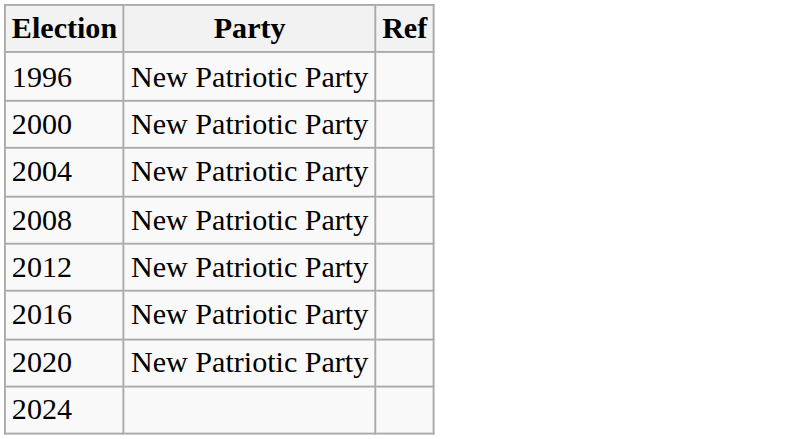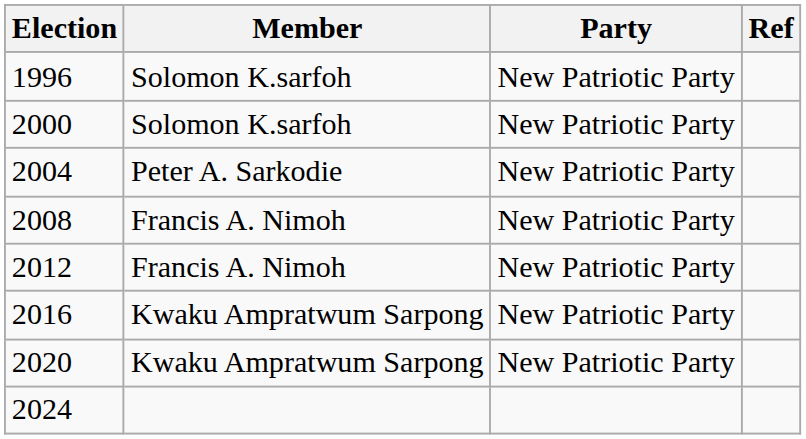+ column: (307, 28)
